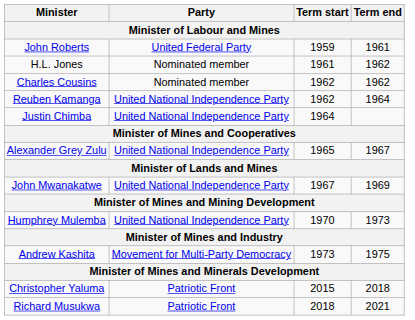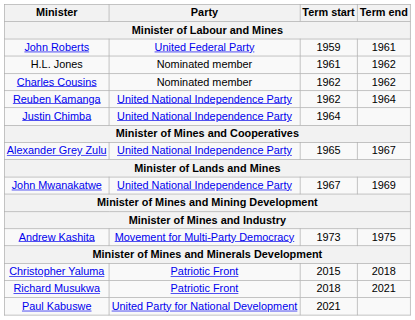- row: (57, 220)
+ row: (57, 306)
